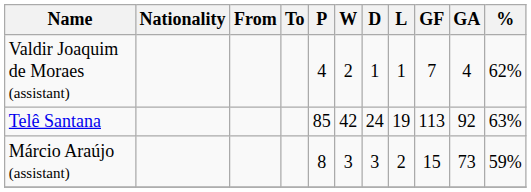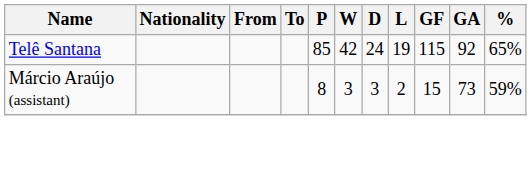- row: (64, 70)
(432, 121) 113 -> (432, 49) 115
(505, 121) 63% -> (505, 49) 65%
